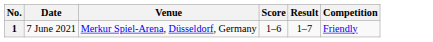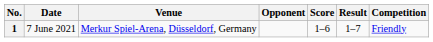+ column: (283, 12)
